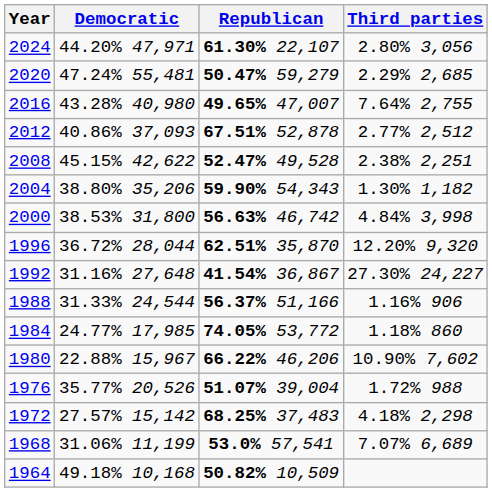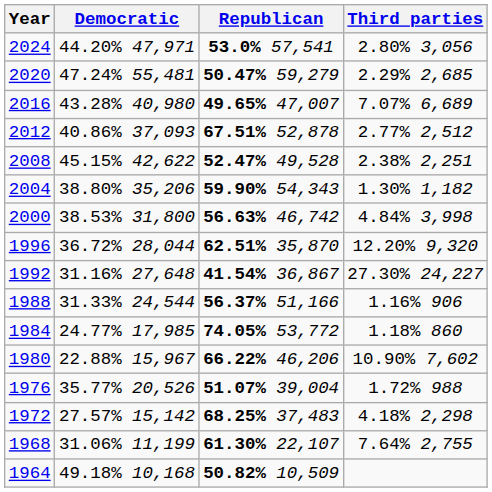(271, 47) 61.30% 22,107 -> (271, 47) 53.0% 57,541
(415, 104) 7.64% 2,755 -> (415, 104) 7.07% 6,689
(271, 445) 53.0% 57,541 -> (271, 445) 61.30% 22,107
(415, 445) 7.07% 6,689 -> (415, 445) 7.64% 2,755
